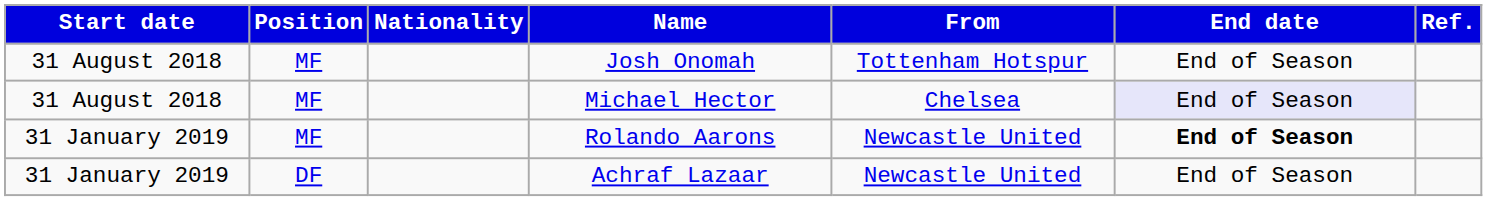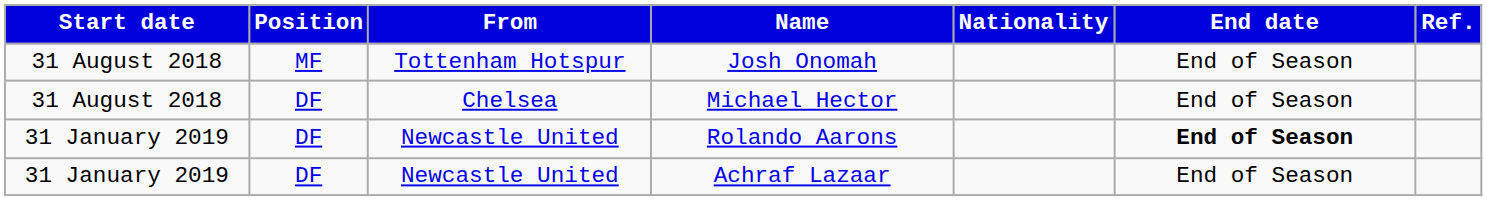columns swapped: (449, 24) <-> (972, 24)
(309, 100) MF -> (309, 100) DF
(1265, 100) lavender background -> (1265, 100) no background
(309, 138) MF -> (309, 138) DF
